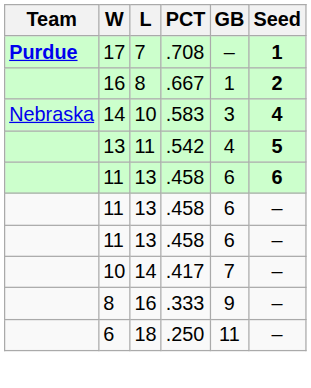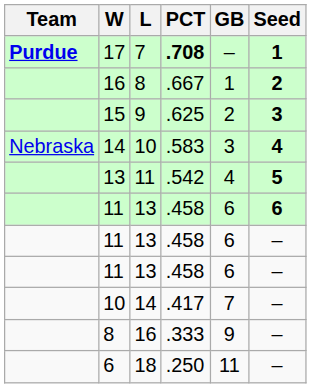(185, 51) normal -> (185, 51) bold
+ row: (114, 114)
